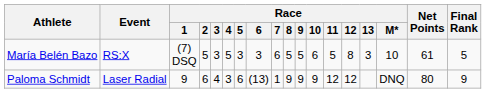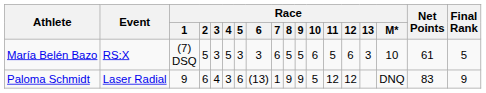(351, 55) 8 -> (351, 55) 6
(315, 79) 9 -> (315, 79) 5
(427, 79) 80 -> (427, 79) 83
